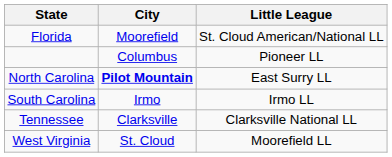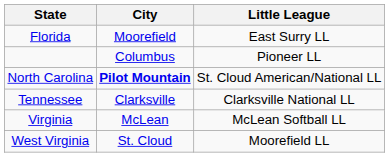(291, 36) St. Cloud American/National LL -> (289, 36) East Surry LL
(291, 78) East Surry LL -> (289, 78) St. Cloud American/National LL
- row: (51, 99)
+ row: (50, 120)
